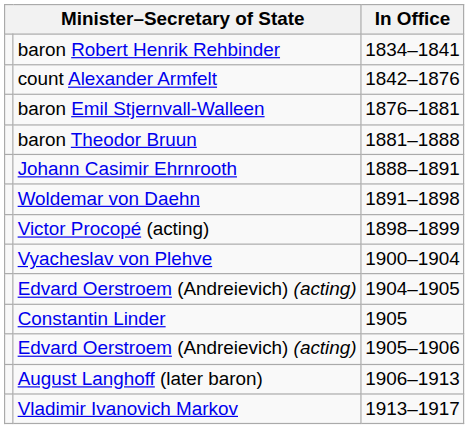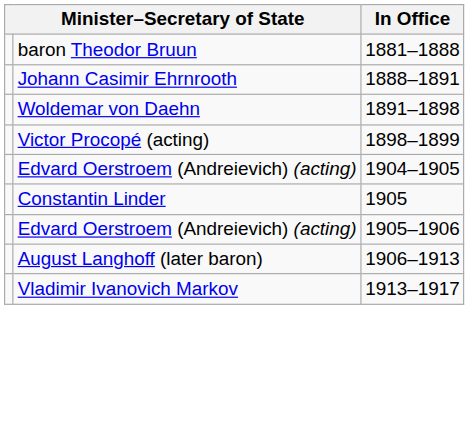- row: (149, 49)
- row: (117, 79)
- row: (141, 109)
- row: (115, 259)
